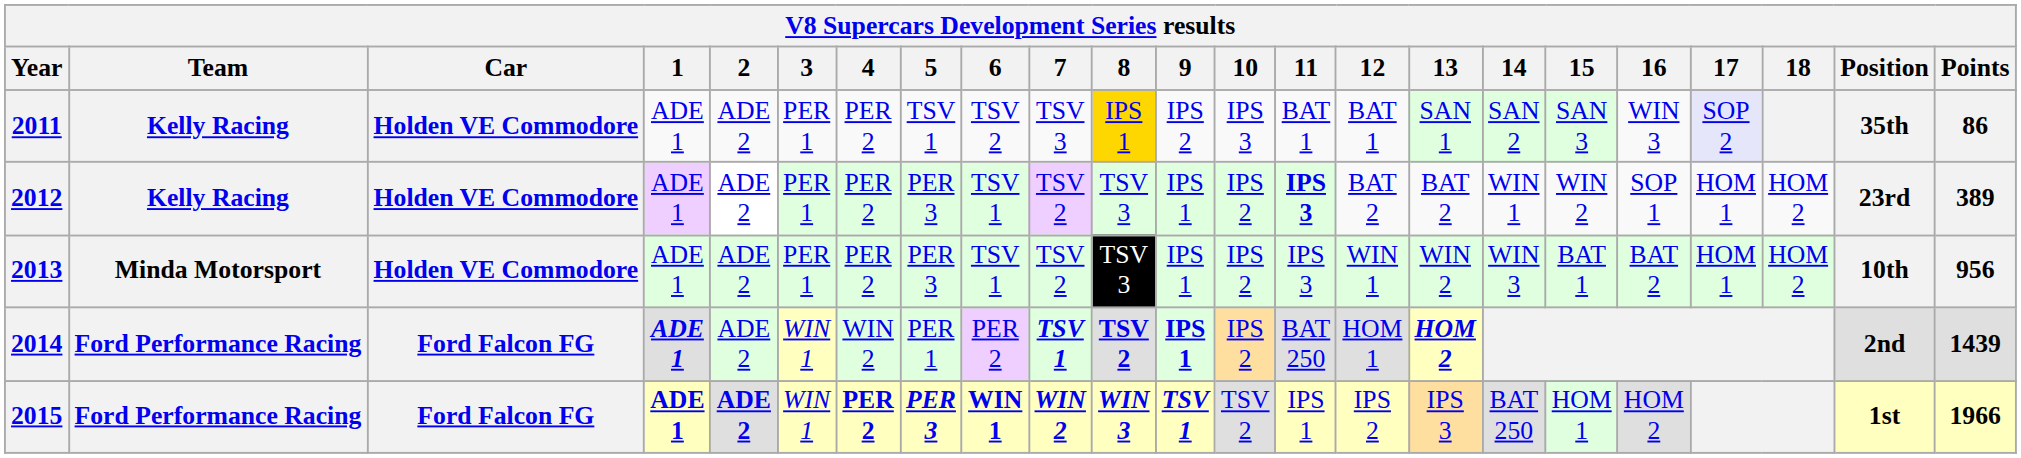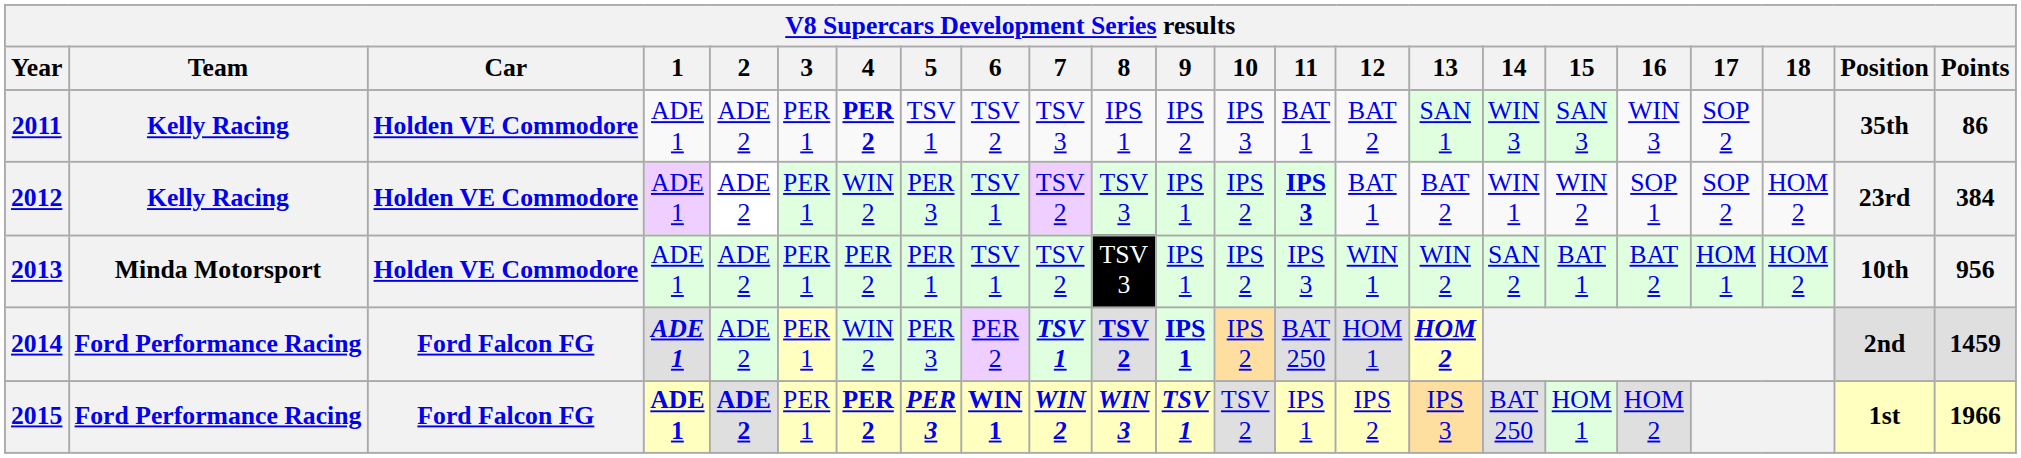(868, 125) normal -> (868, 125) bold
(1124, 125) gold background -> (1124, 125) no background
(1372, 125) BAT 1 -> (1372, 125) BAT 2
(1514, 125) SAN 2 -> (1514, 125) WIN 3
(1726, 125) lavender background -> (1726, 125) no background
(868, 197) PER 2 -> (868, 197) WIN 2
(1372, 197) BAT 2 -> (1372, 197) BAT 1
(1726, 197) HOM 1 -> (1726, 197) SOP 2
(1975, 197) 389 -> (1975, 197) 384
(931, 270) PER 3 -> (931, 270) PER 1
(1514, 270) WIN 3 -> (1514, 270) SAN 2
(807, 343) WIN 1 -> (807, 343) PER 1
(931, 343) PER 1 -> (931, 343) PER 3
(1975, 343) 1439 -> (1975, 343) 1459
(807, 415) WIN 1 -> (807, 415) PER 1
